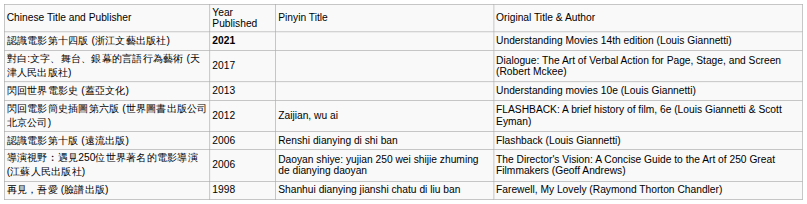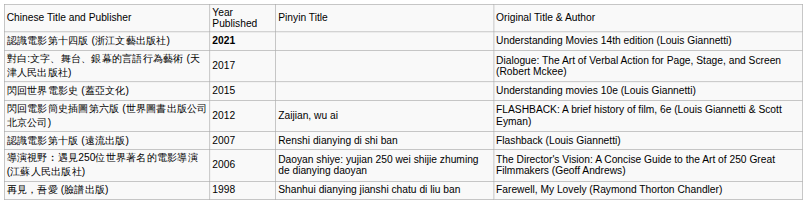(224, 91) 2013 -> (224, 91) 2015
(224, 140) 2006 -> (224, 140) 2007
